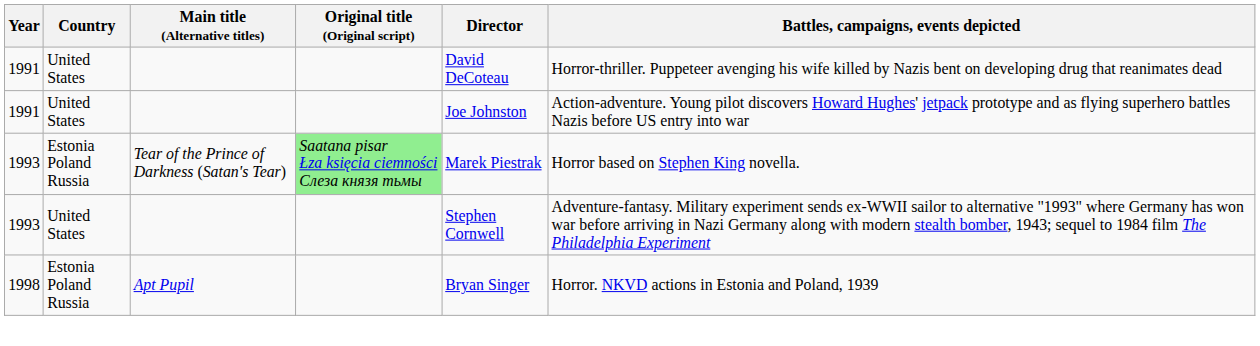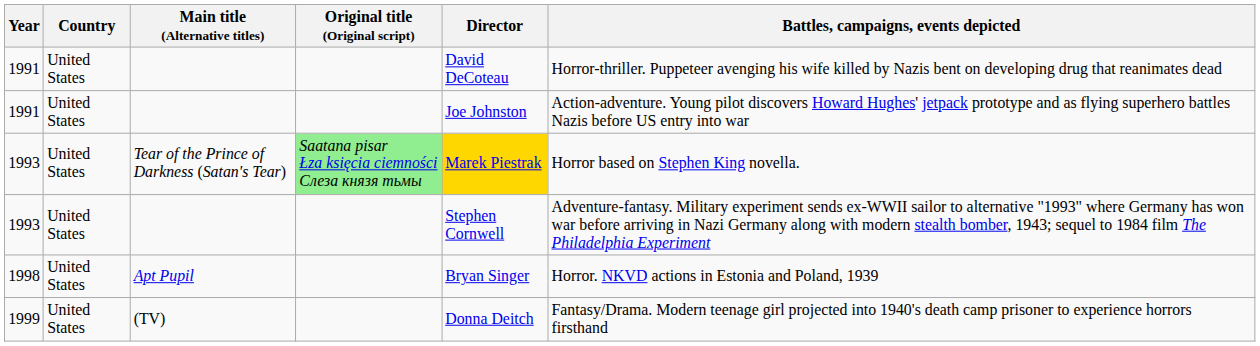(71, 163) Estonia Poland Russia -> (69, 163) United States
(493, 163) no background -> (493, 163) gold background
(71, 285) Estonia Poland Russia -> (69, 276) United States
+ row: (24, 319)
